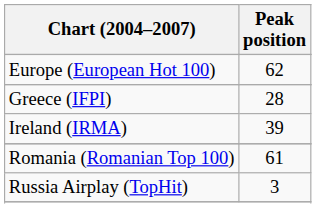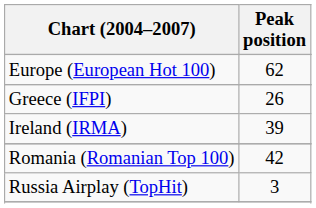(275, 98) 28 -> (275, 98) 26
(275, 157) 61 -> (275, 157) 42
